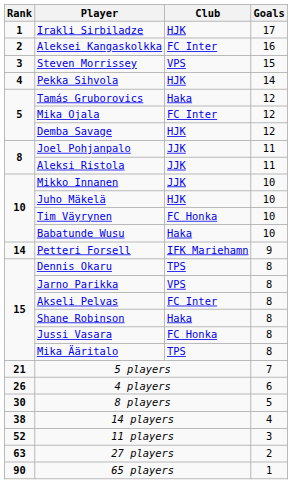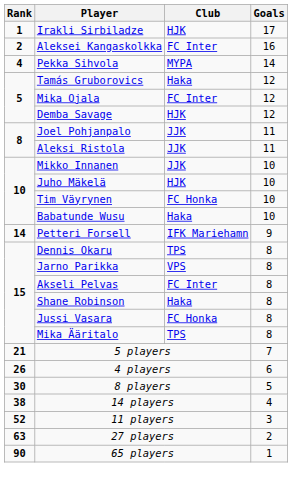- row: (87, 64)
(176, 81) HJK -> (180, 64) MYPA
